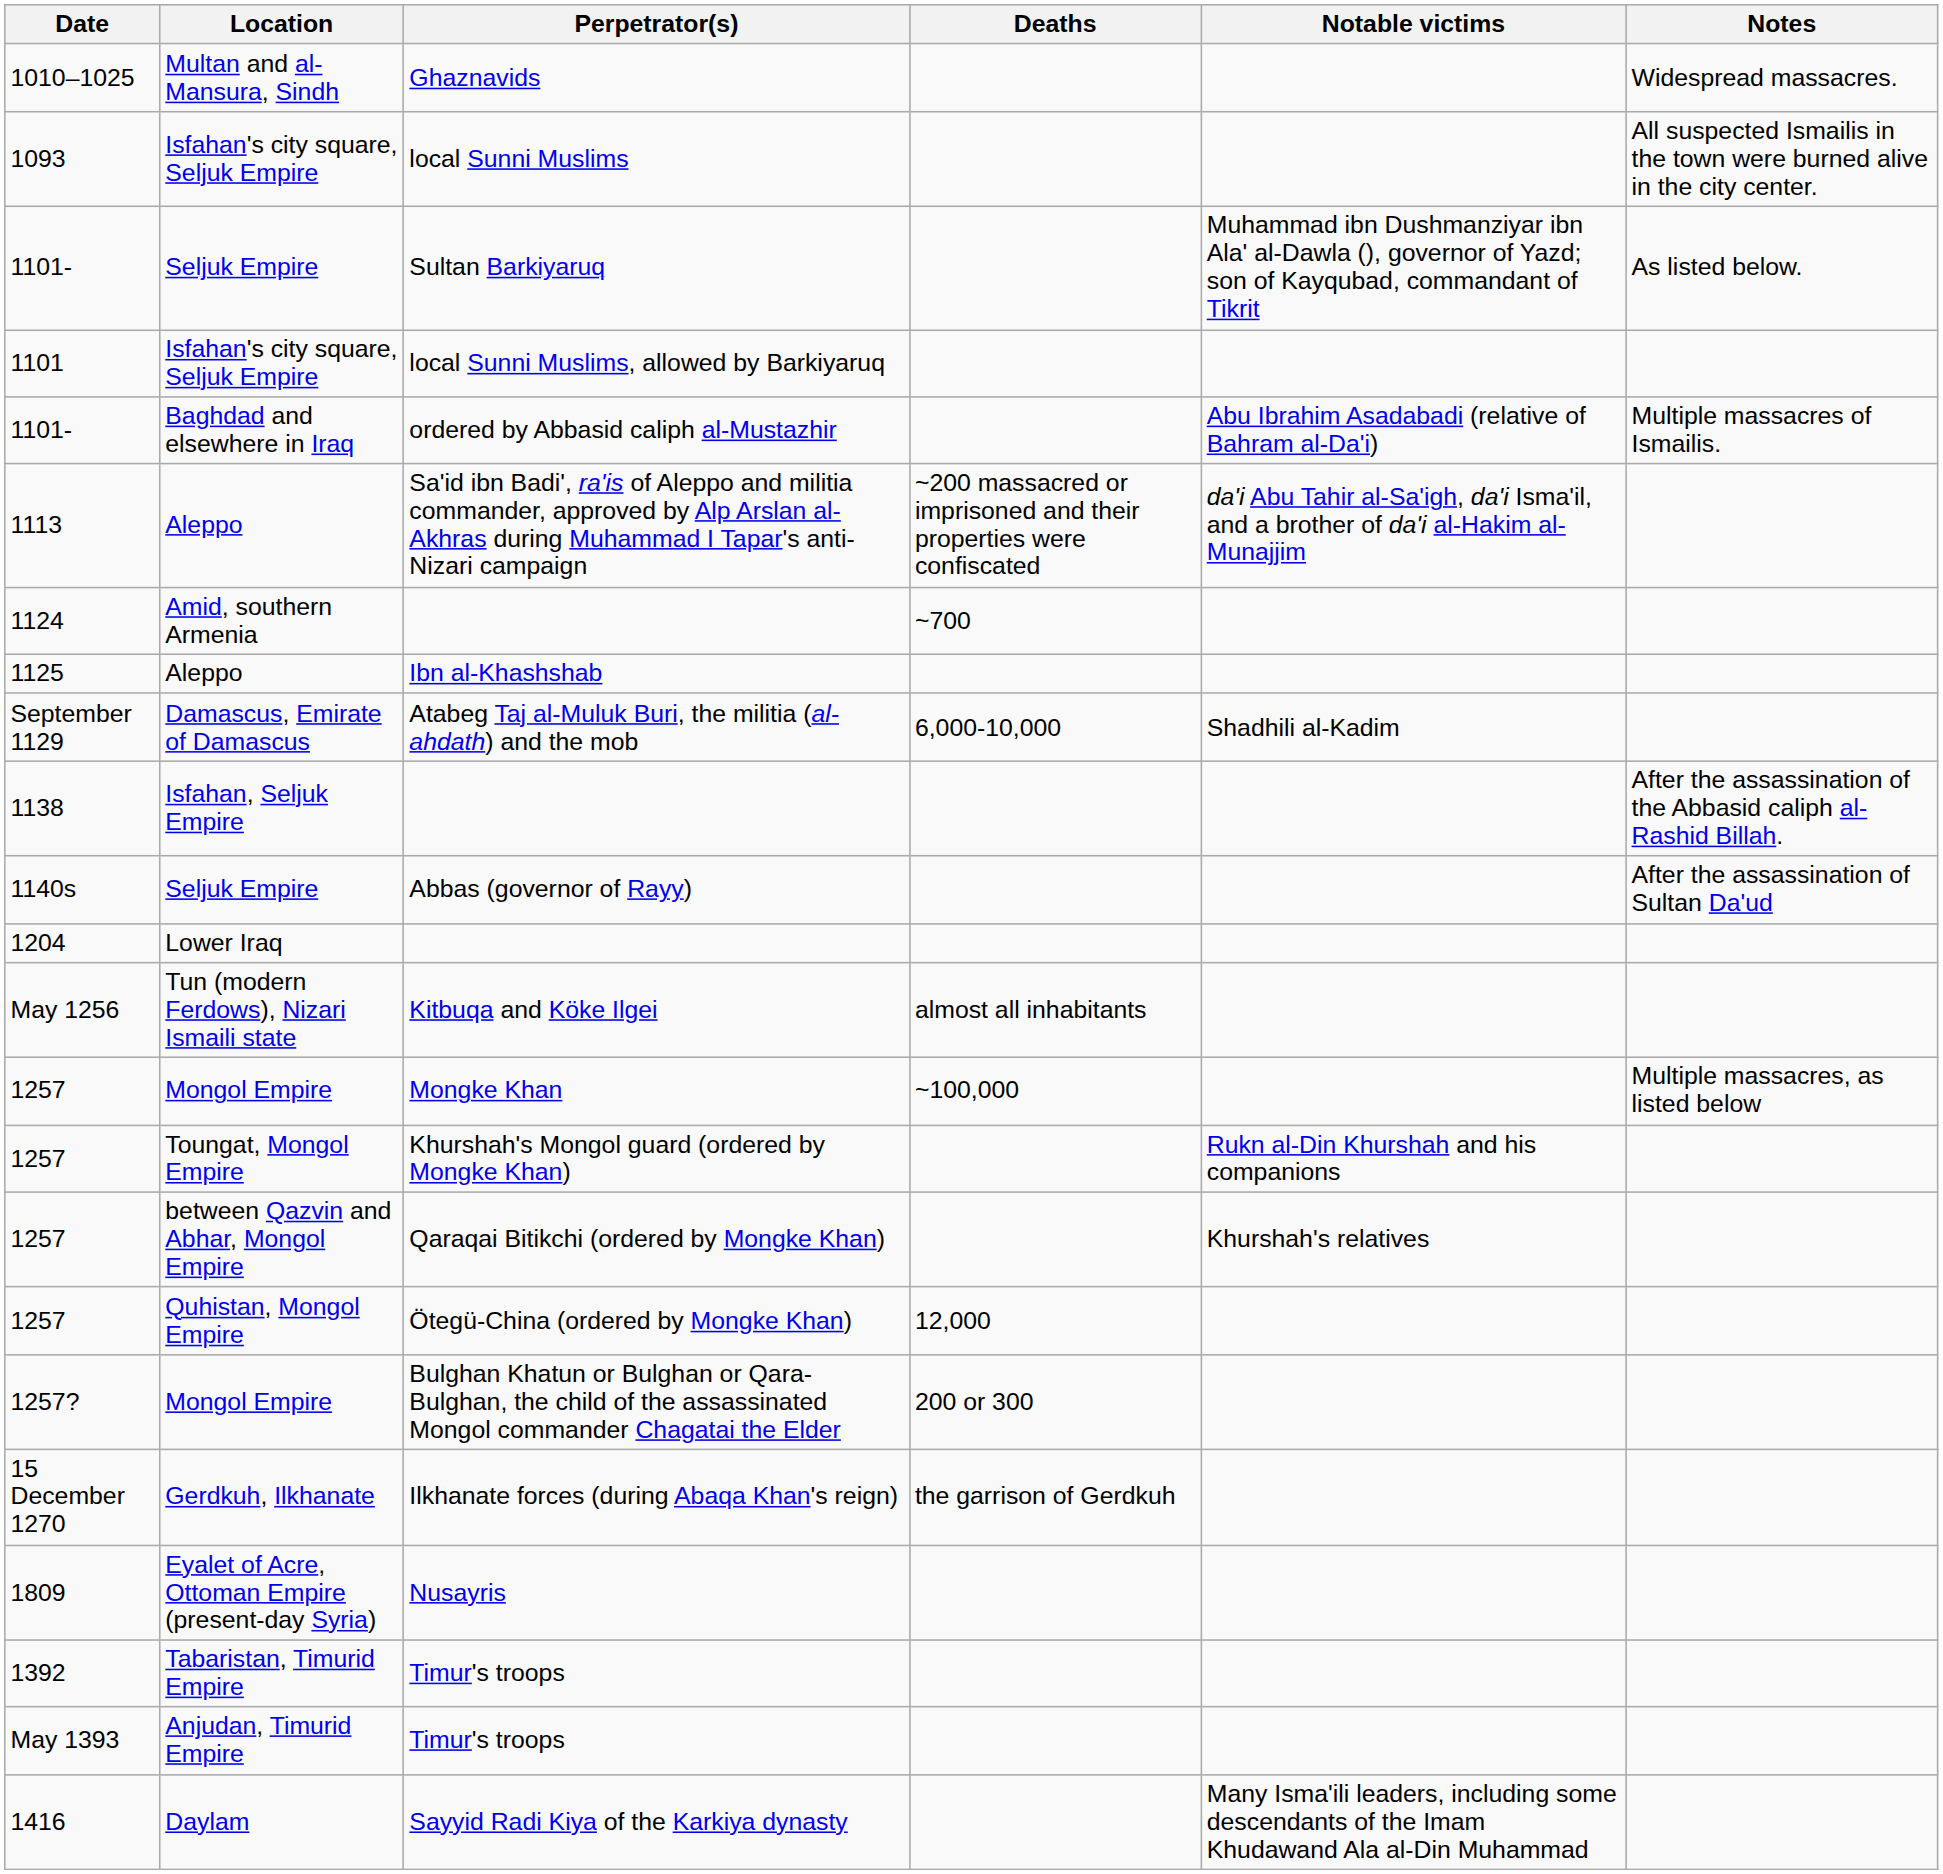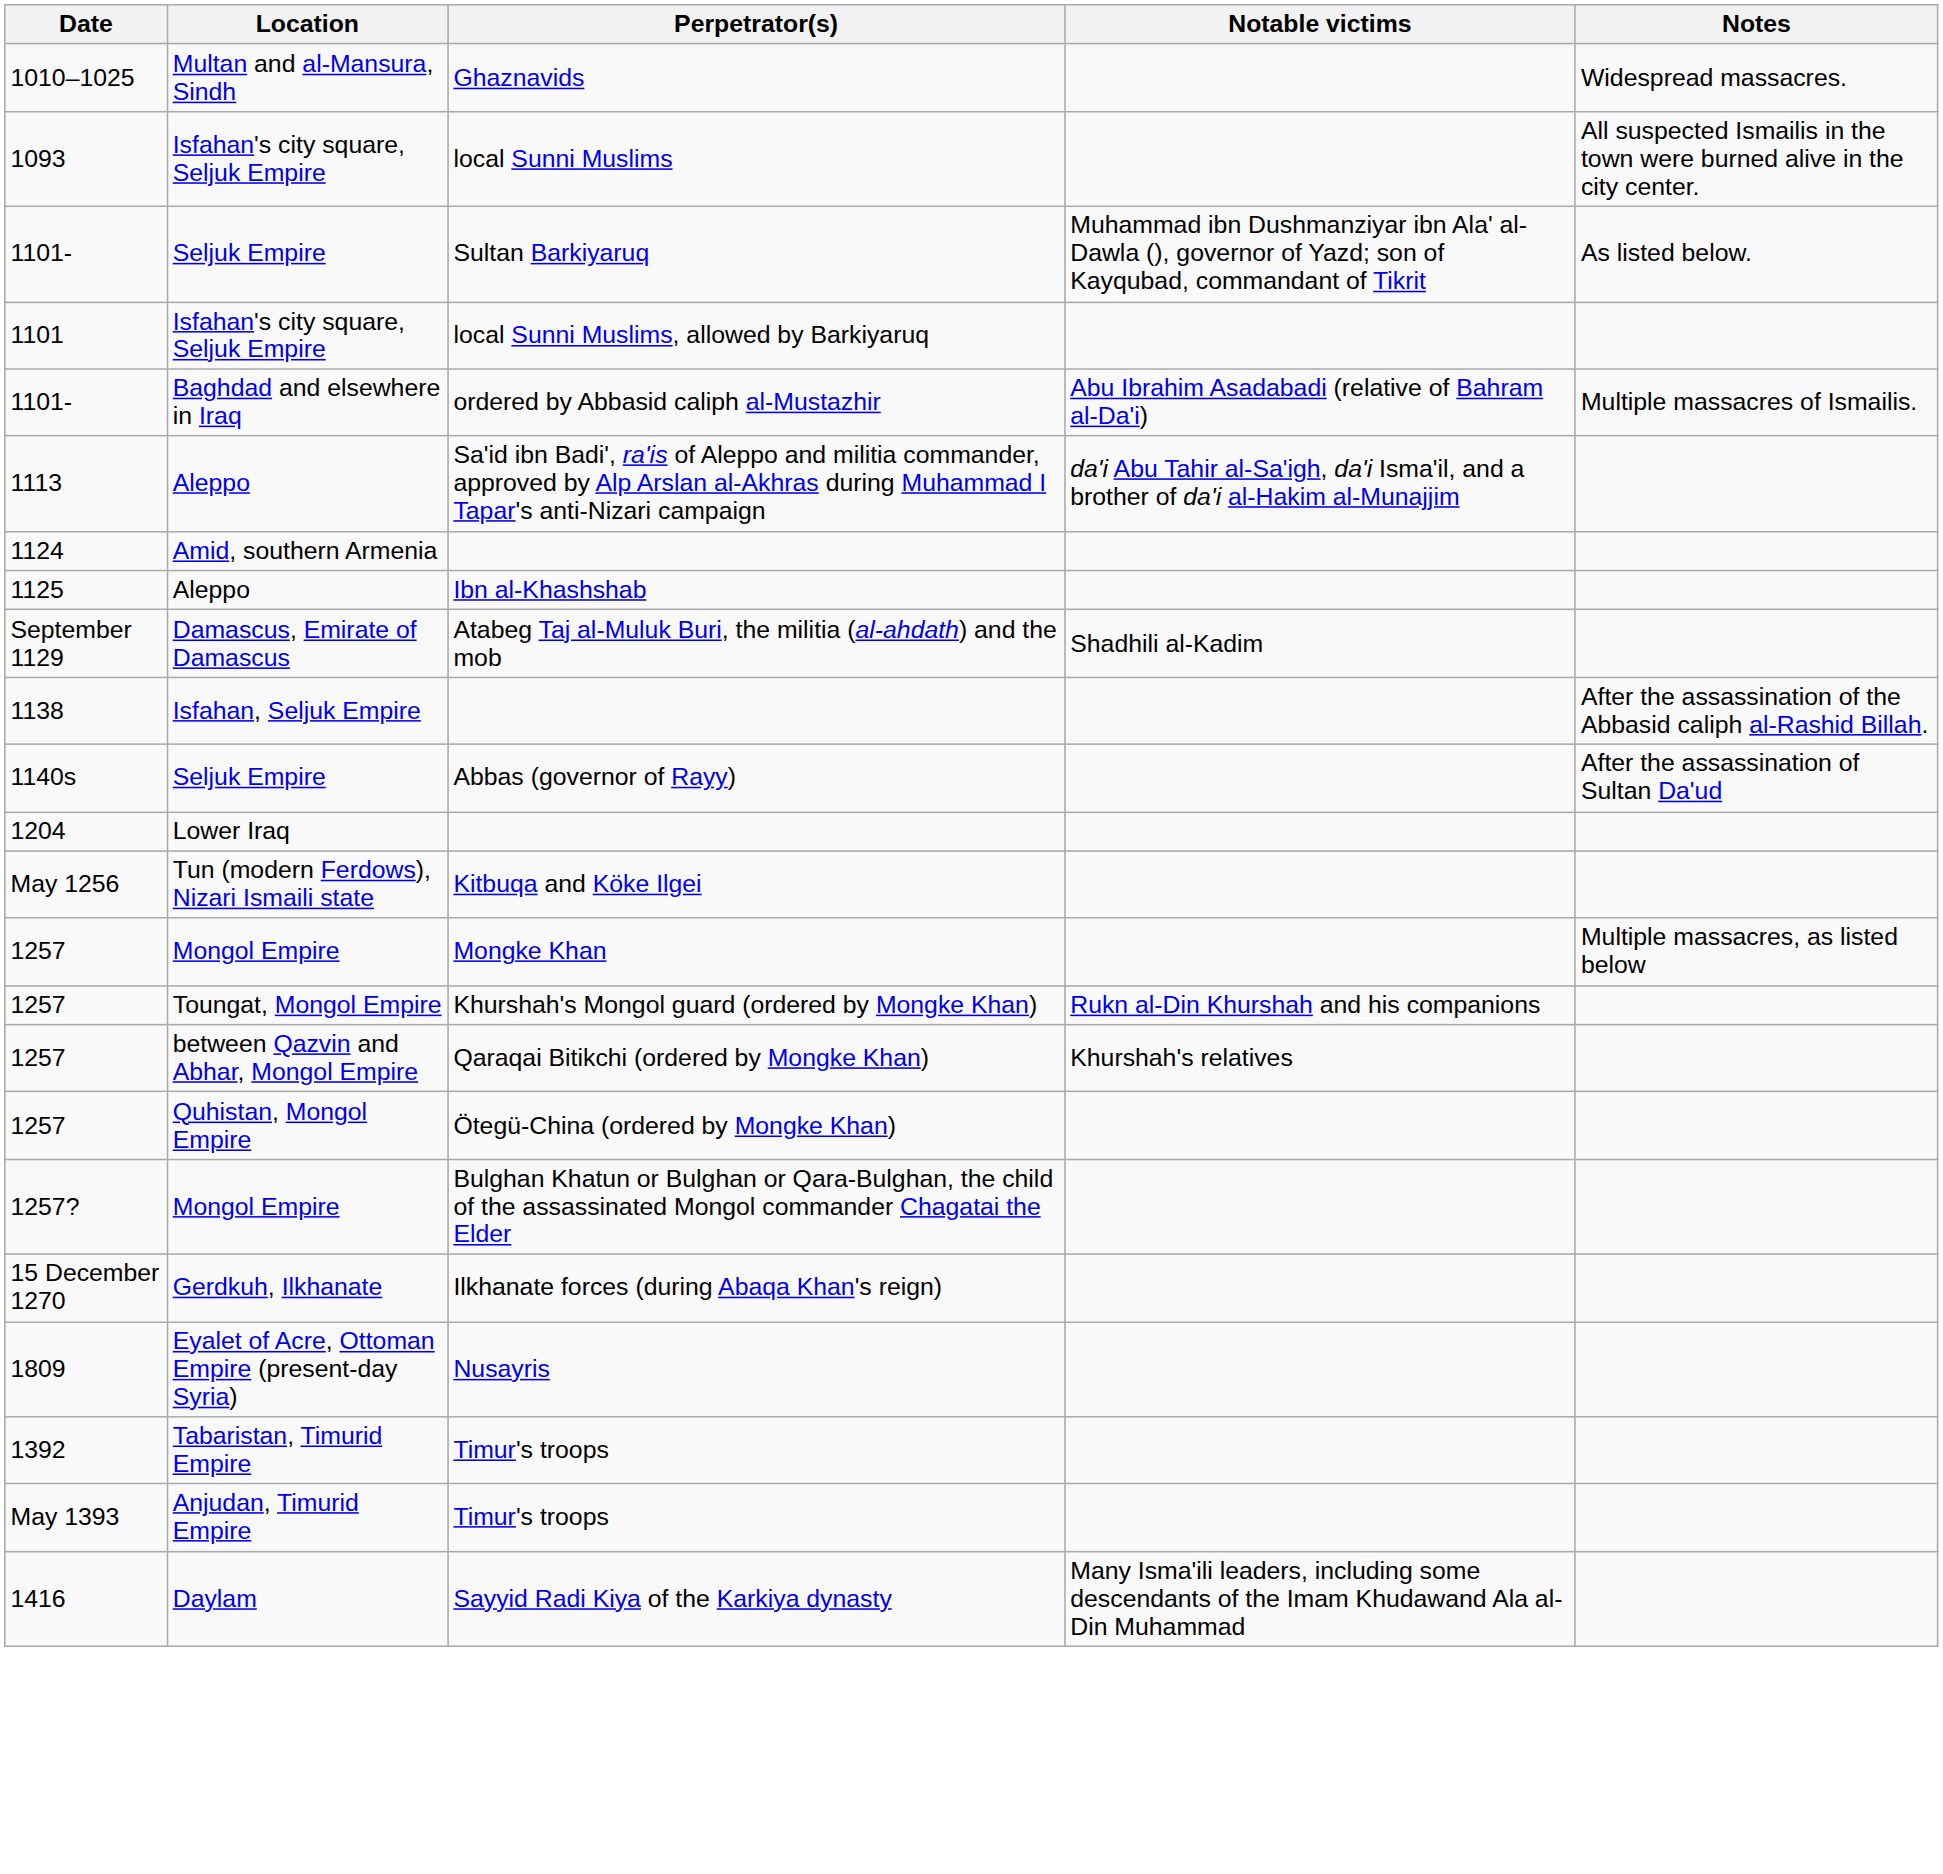- column: (1055, 24)
